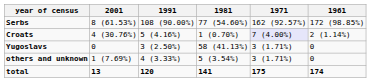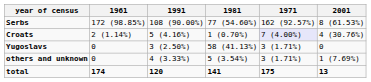columns swapped: (114, 11) <-> (337, 11)
